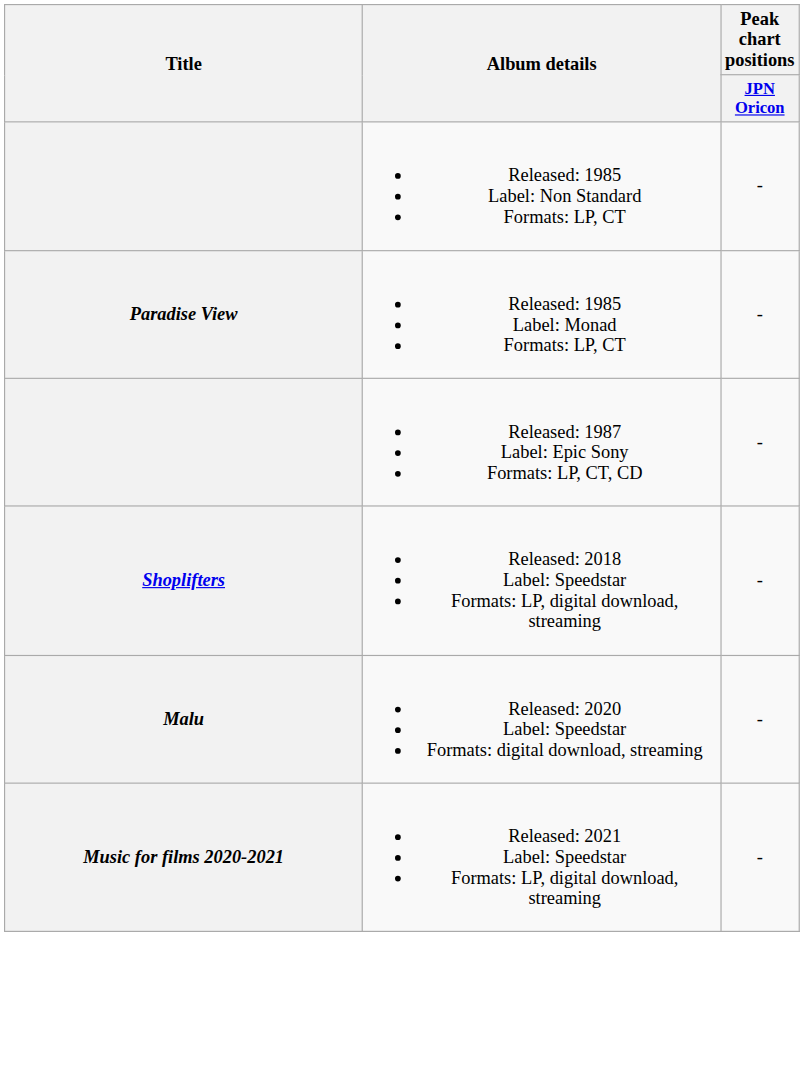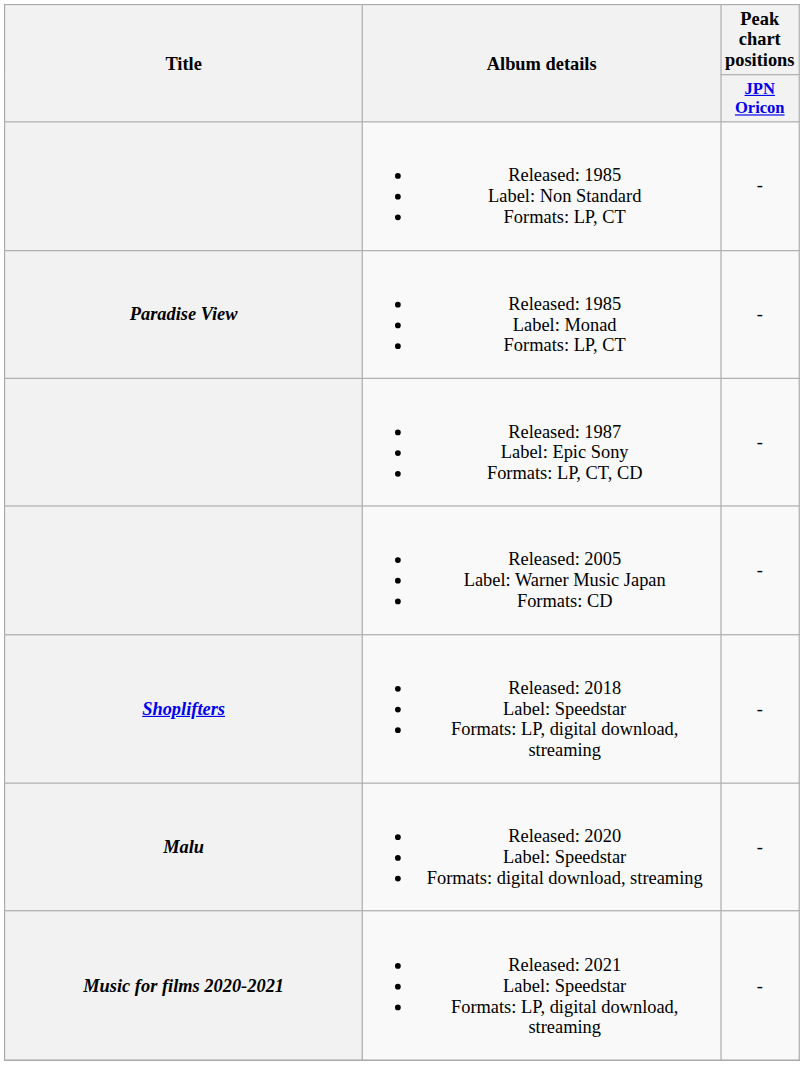+ row: (542, 581)
